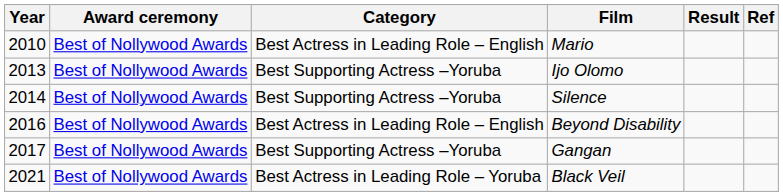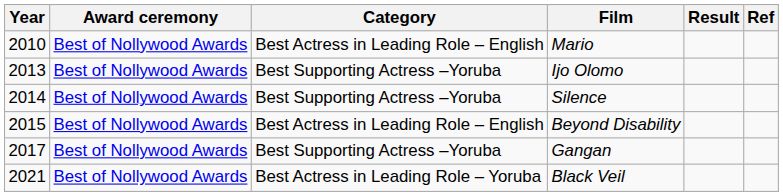(27, 124) 2016 -> (27, 124) 2015
